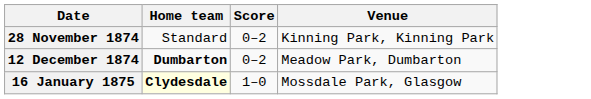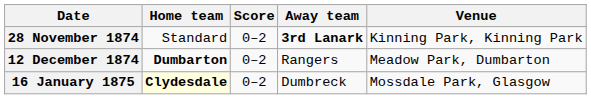+ column: (322, 16)
(254, 82) 1–0 -> (254, 82) 0–2
